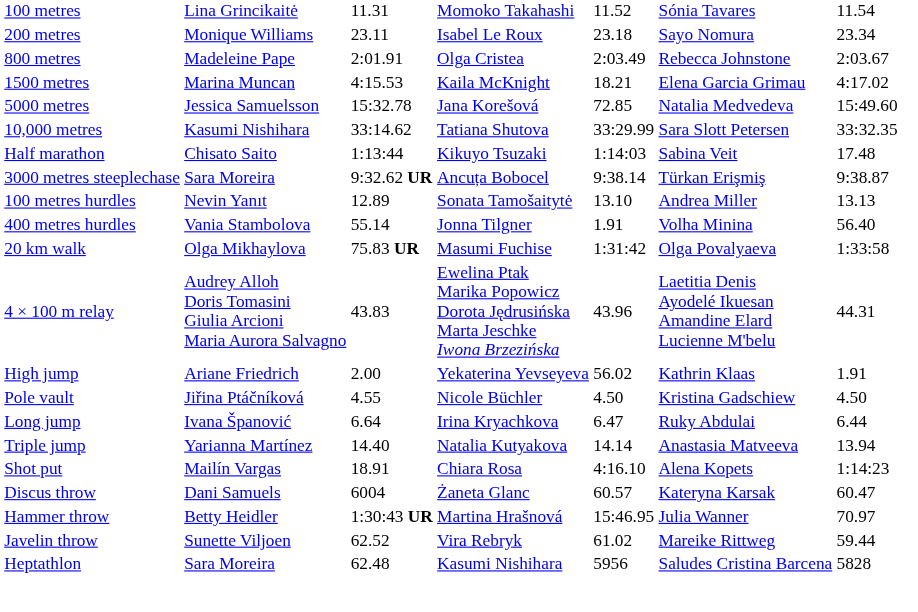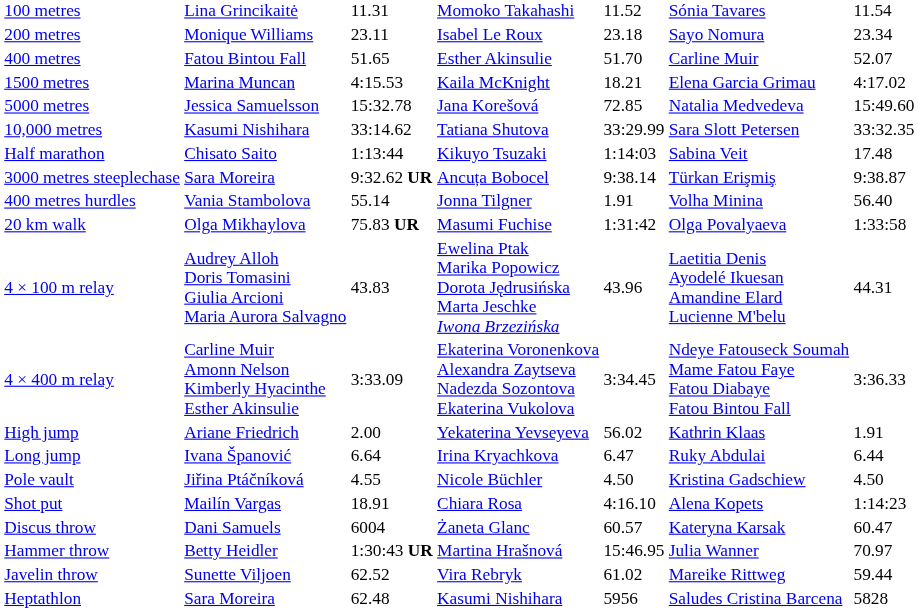+ row: (42, 58)
- row: (42, 58)
- row: (70, 201)
+ row: (59, 379)
rows swapped: (39, 397) <-> (42, 421)
- row: (45, 445)
